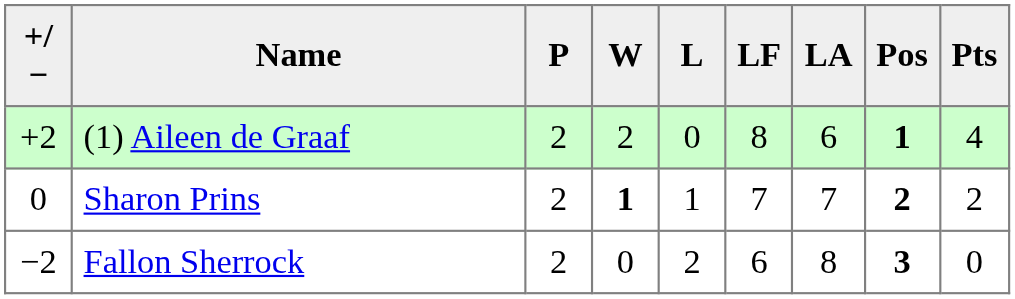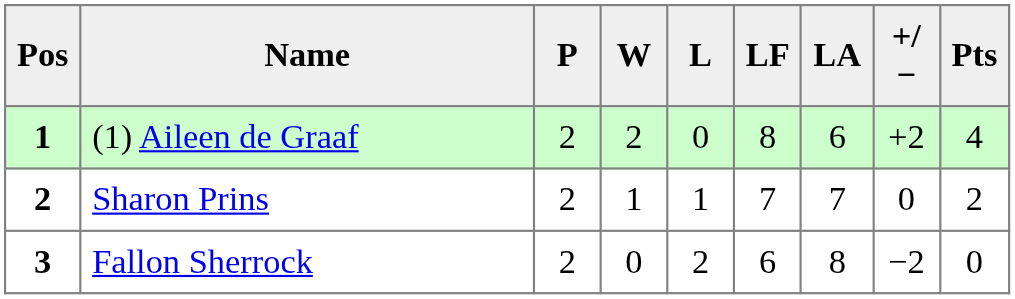columns swapped: (902, 55) <-> (38, 55)
(625, 199) bold -> (634, 199) normal
